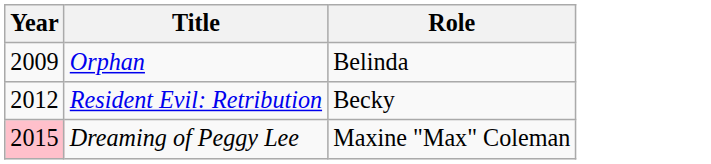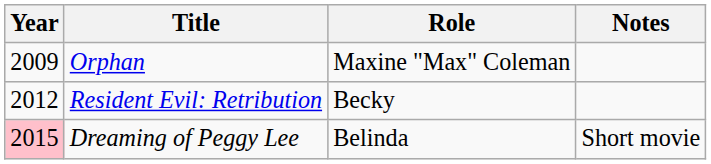+ column: (641, 23)
(371, 61) Belinda -> (452, 61) Maxine "Max" Coleman
(452, 138) Maxine "Max" Coleman -> (371, 138) Belinda
